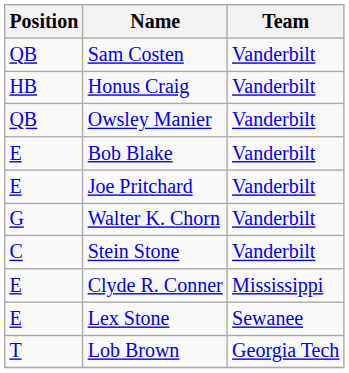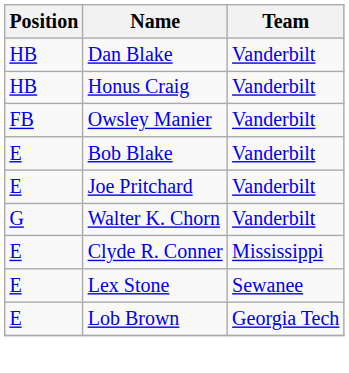- row: (136, 54)
+ row: (130, 54)
(23, 120) QB -> (22, 120) FB
- row: (134, 252)
(16, 351) T -> (16, 318) E
